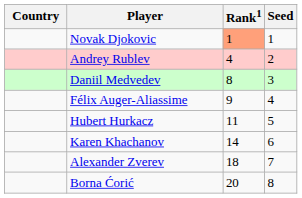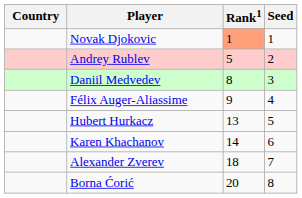(229, 59) 4 -> (229, 59) 5
(232, 121) 11 -> (232, 121) 13
